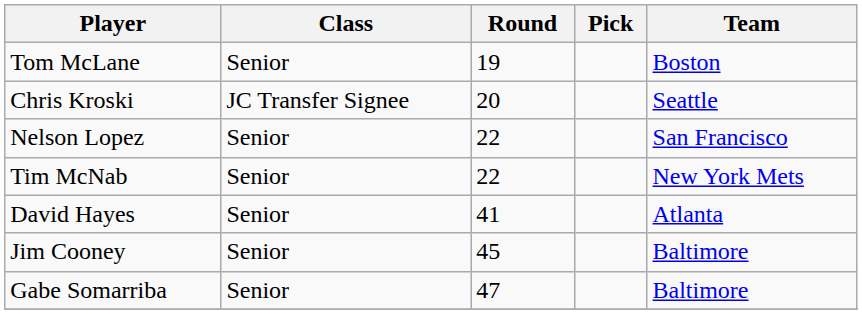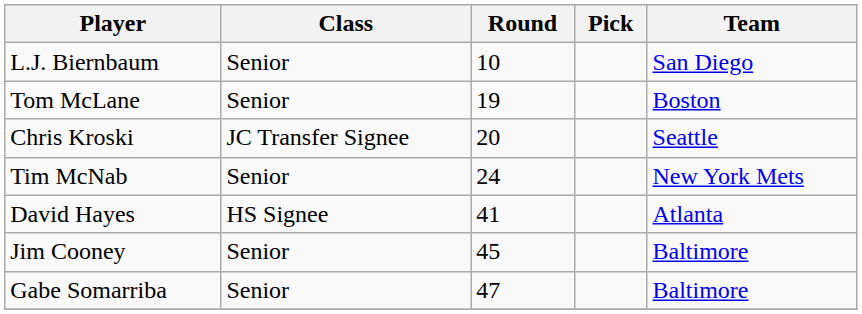+ row: (85, 61)
- row: (77, 137)
(488, 175) 22 -> (488, 175) 24
(258, 213) Senior -> (277, 213) HS Signee
